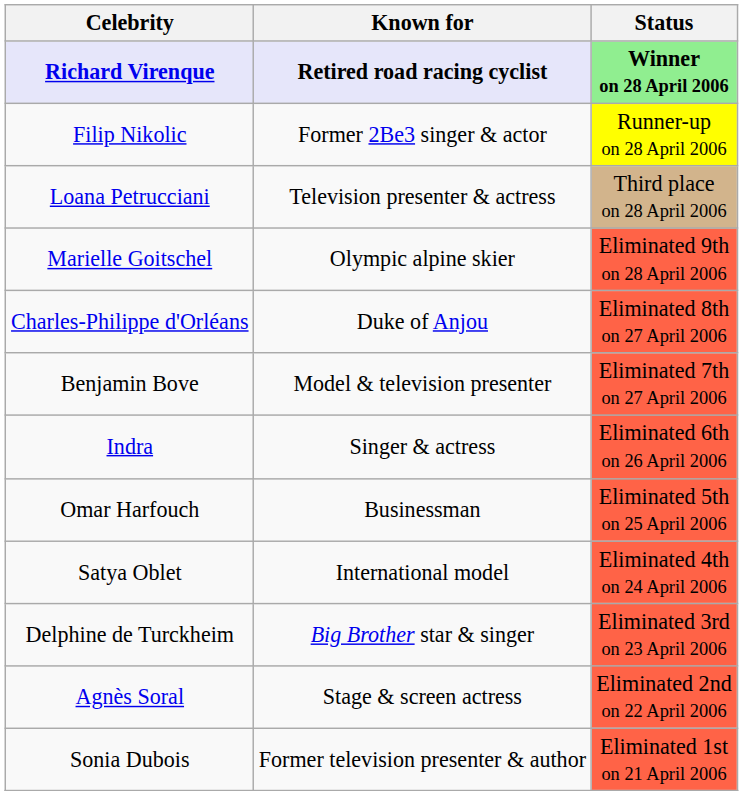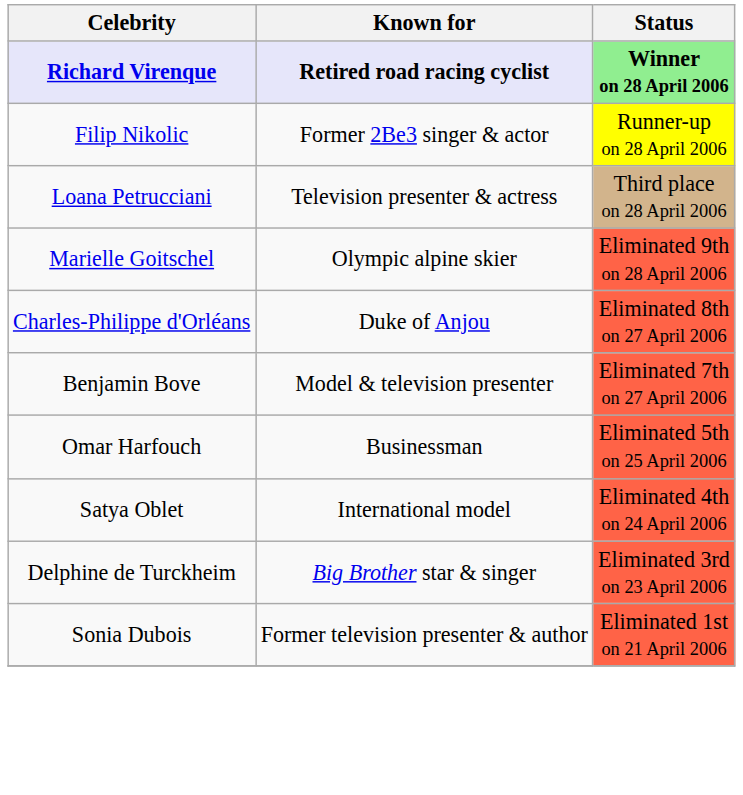- row: (130, 446)
- row: (130, 696)
